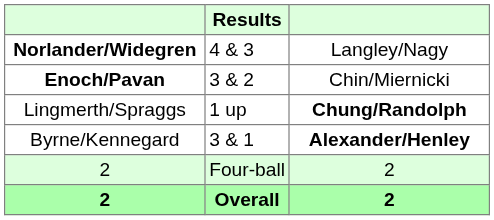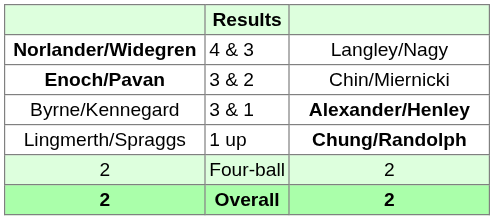rows swapped: (105, 109) <-> (105, 139)
